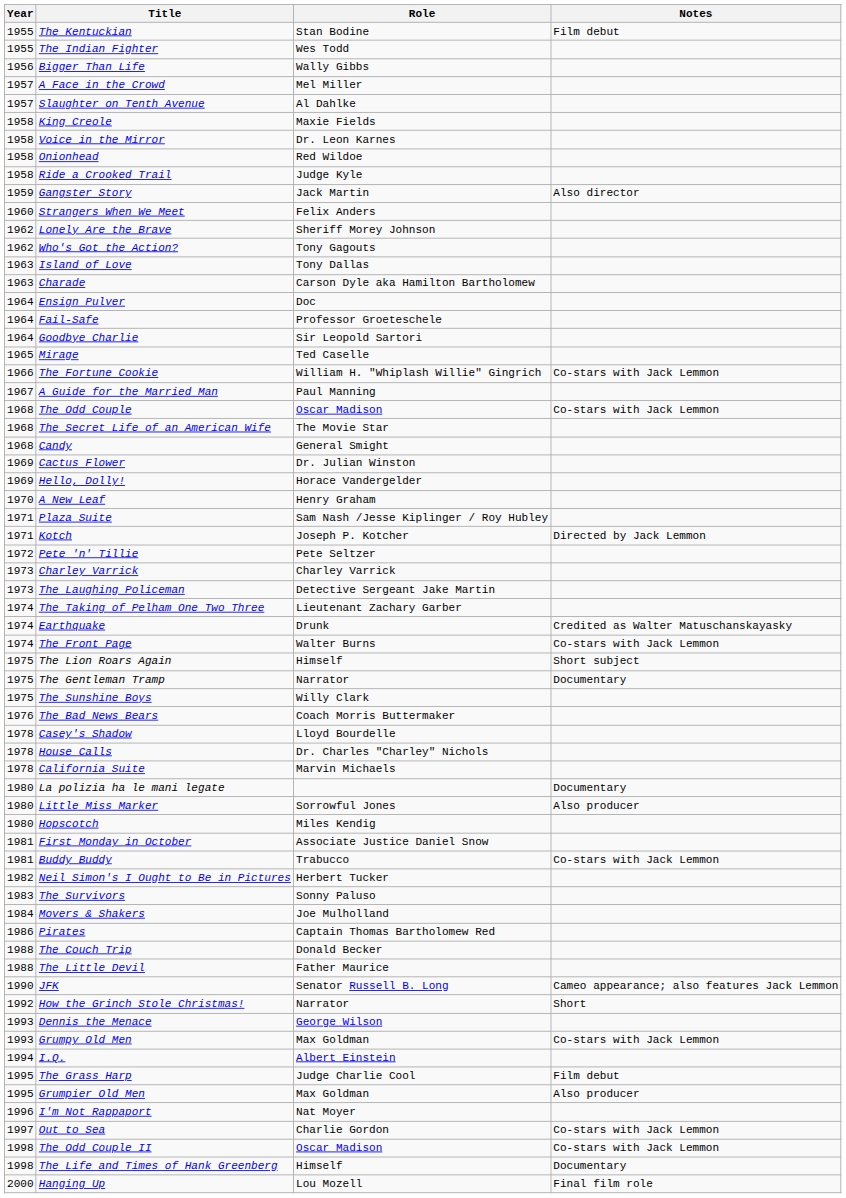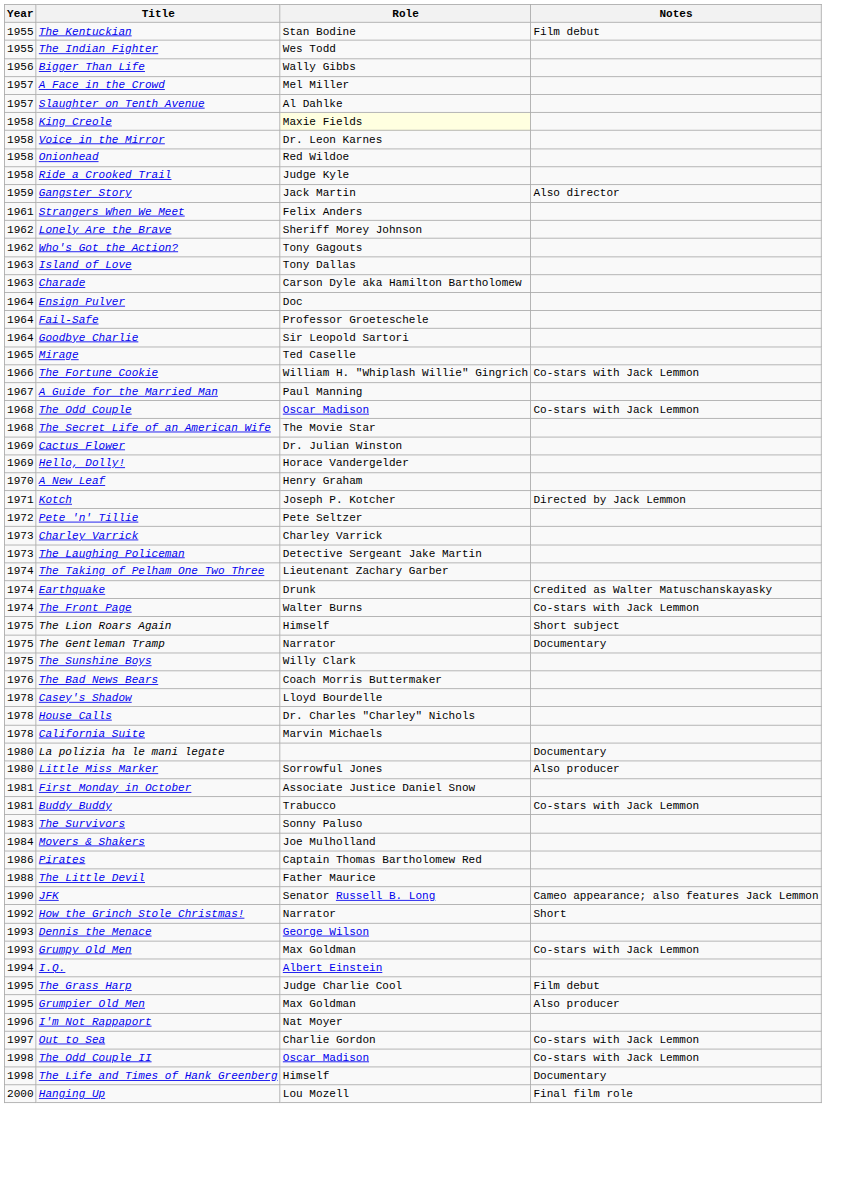(336, 121) no background -> (323, 121) lightyellow background
(20, 212) 1960 -> (20, 212) 1961
- row: (55, 446)
- row: (75, 518)
- row: (69, 824)
- row: (165, 878)
- row: (85, 950)
